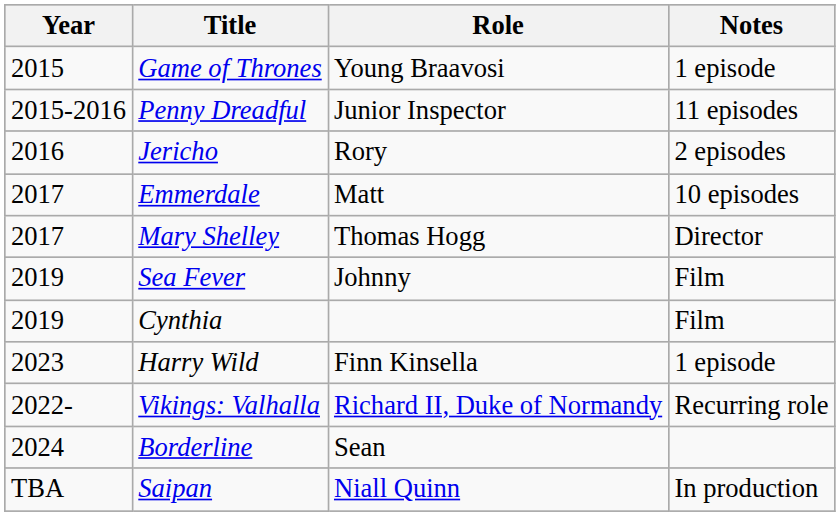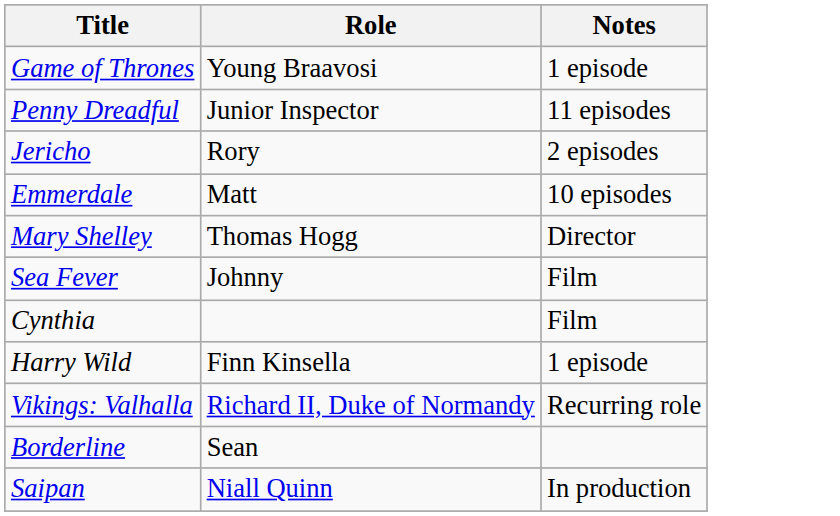- column: (68, 25)
